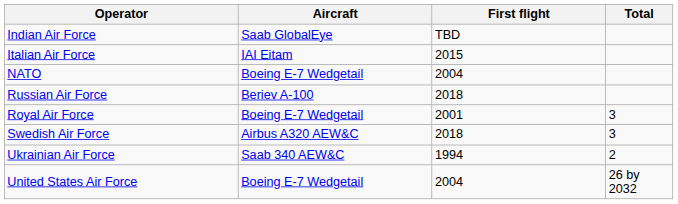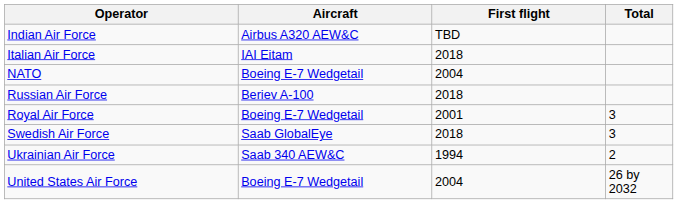(287, 34) Saab GlobalEye -> (300, 34) Airbus A320 AEW&C
(449, 54) 2015 -> (449, 54) 2018
(300, 134) Airbus A320 AEW&C -> (287, 134) Saab GlobalEye
